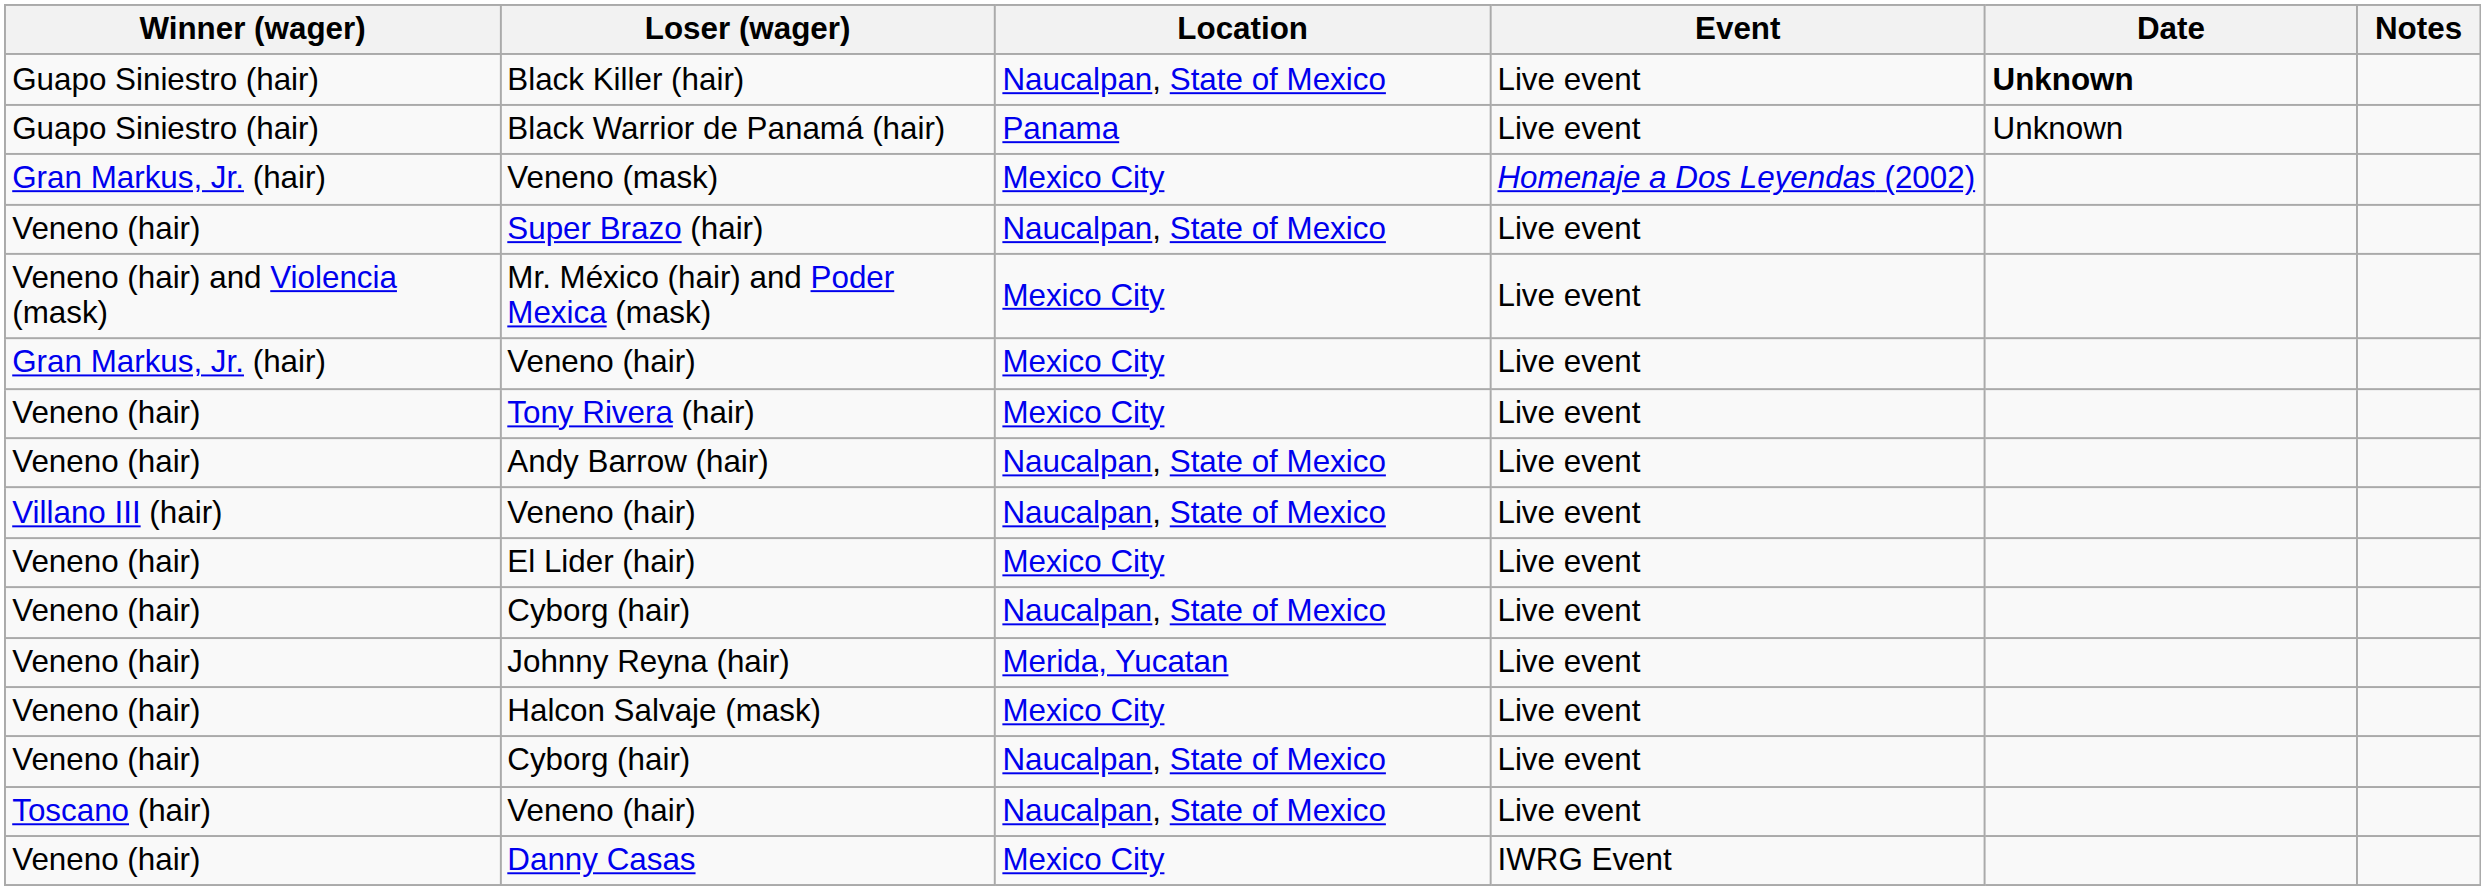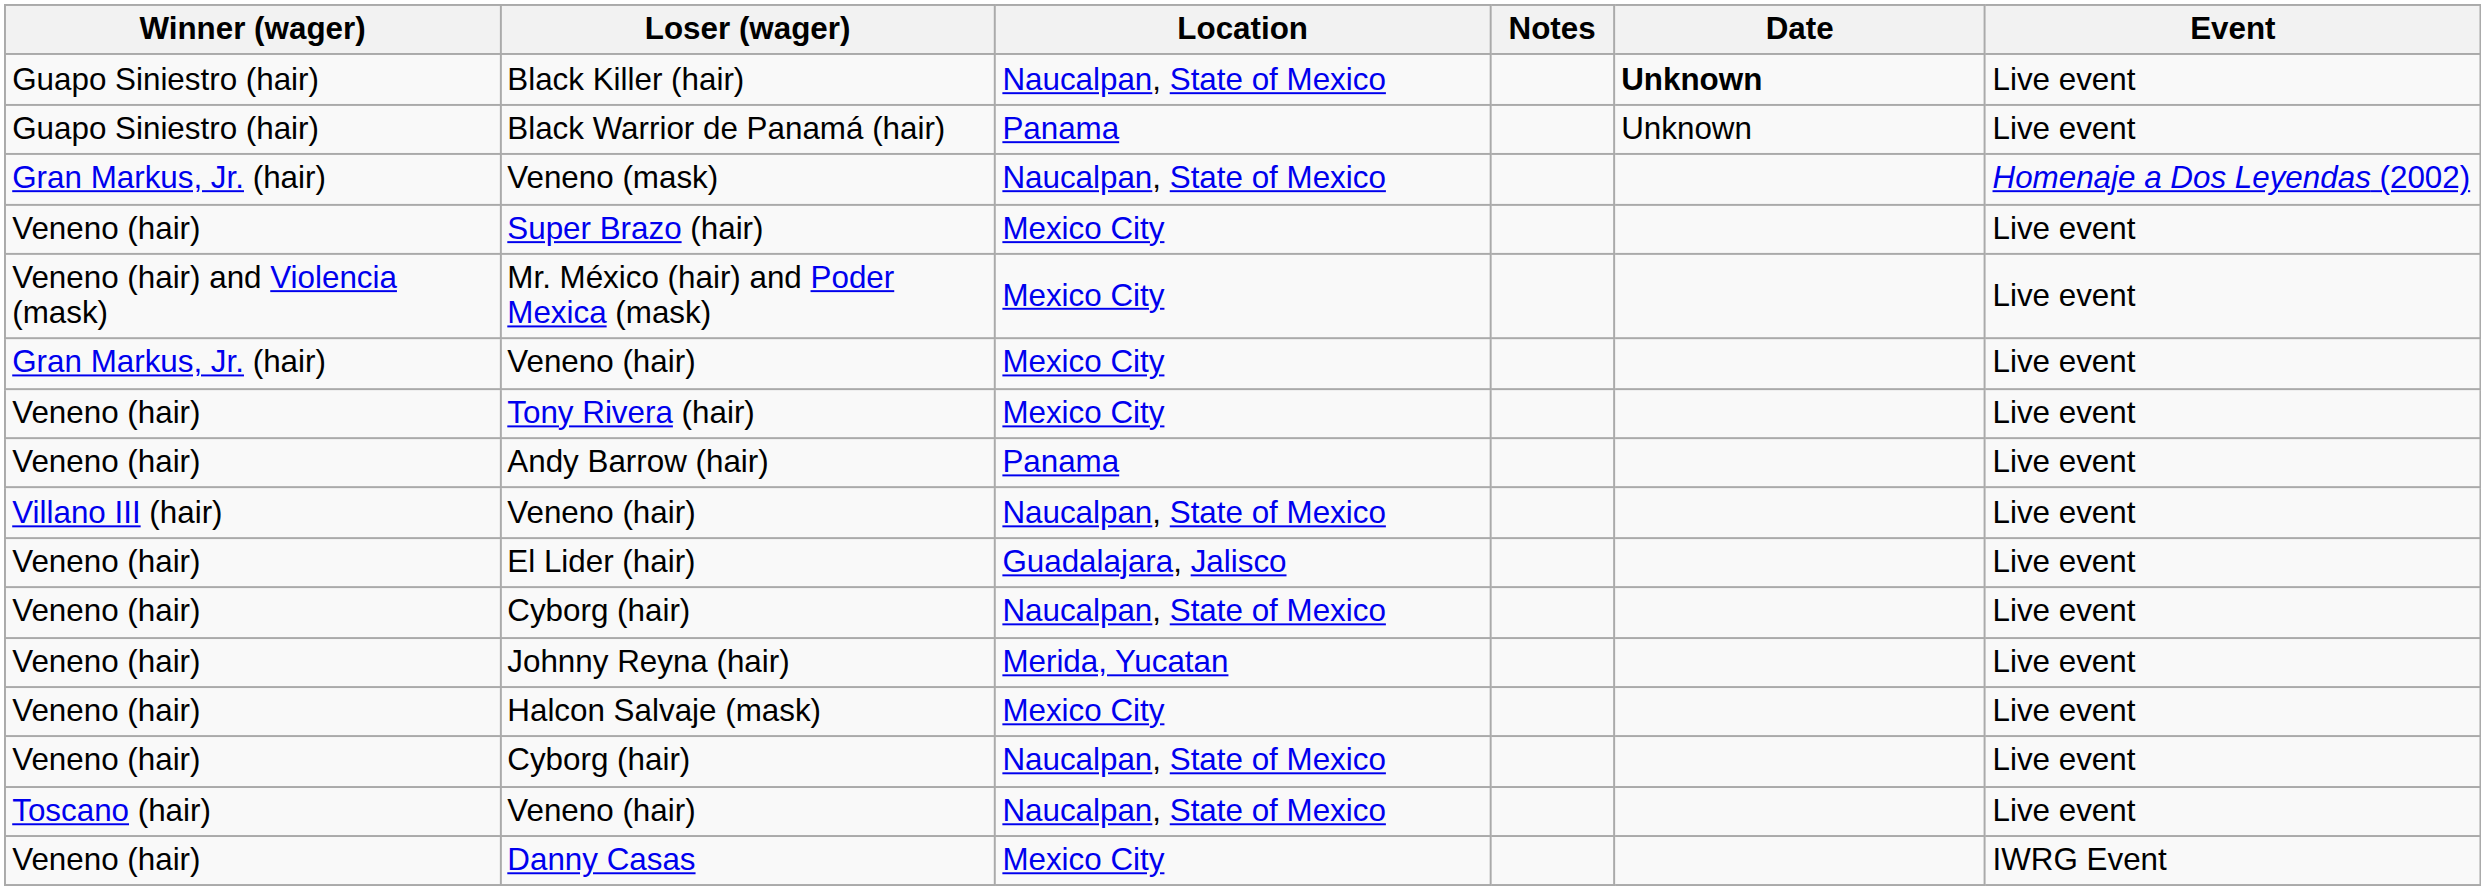columns swapped: (1738, 29) <-> (2419, 29)
(1083, 178) Mexico City -> (1194, 178) Naucalpan, State of Mexico
(1194, 228) Naucalpan, State of Mexico -> (1083, 228) Mexico City
(1194, 462) Naucalpan, State of Mexico -> (1061, 462) Panama
(1083, 561) Mexico City -> (1144, 561) Guadalajara, Jalisco
